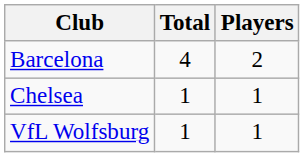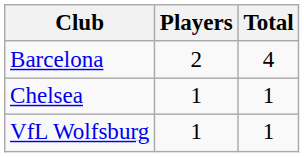columns swapped: (185, 22) <-> (257, 22)
